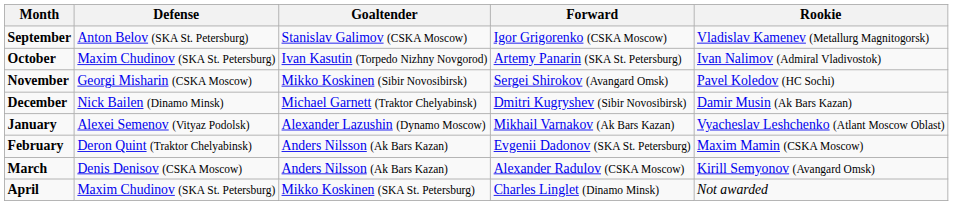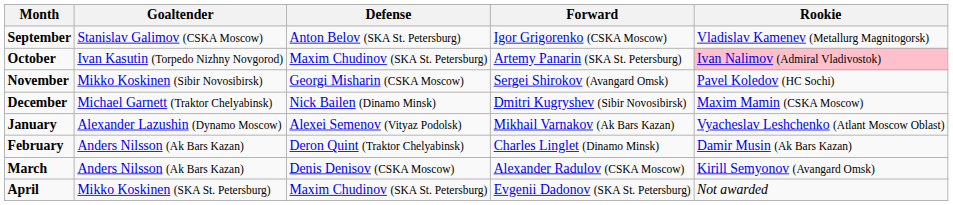columns swapped: (384, 15) <-> (176, 15)
(789, 59) no background -> (789, 59) pink background
(774, 102) Damir Musin (Ak Bars Kazan) -> (780, 102) Maxim Mamin (CSKA Moscow)
(592, 146) Evgenii Dadonov (SKA St. Petersburg) -> (576, 146) Charles Linglet (Dinamo Minsk)
(780, 146) Maxim Mamin (CSKA Moscow) -> (774, 146) Damir Musin (Ak Bars Kazan)
(576, 189) Charles Linglet (Dinamo Minsk) -> (592, 189) Evgenii Dadonov (SKA St. Petersburg)
